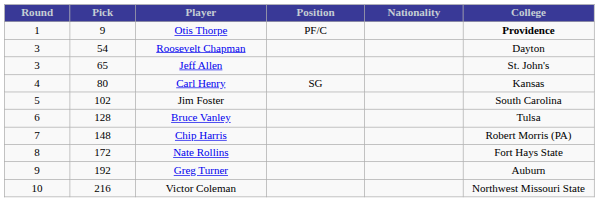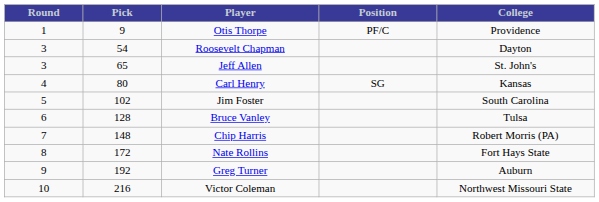- column: (414, 13)
(528, 30) bold -> (515, 30) normal
